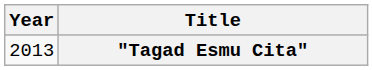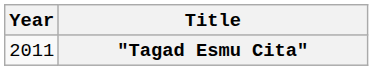(32, 50) 2013 -> (32, 50) 2011
